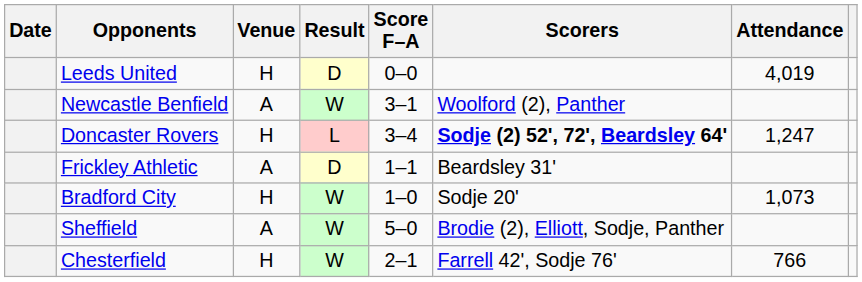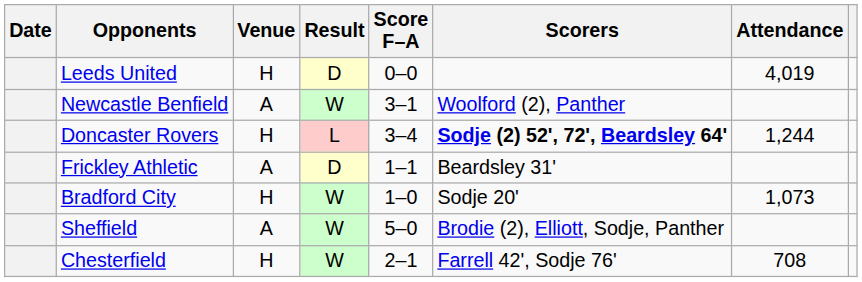(790, 135) 1,247 -> (790, 135) 1,244
(790, 260) 766 -> (790, 260) 708
